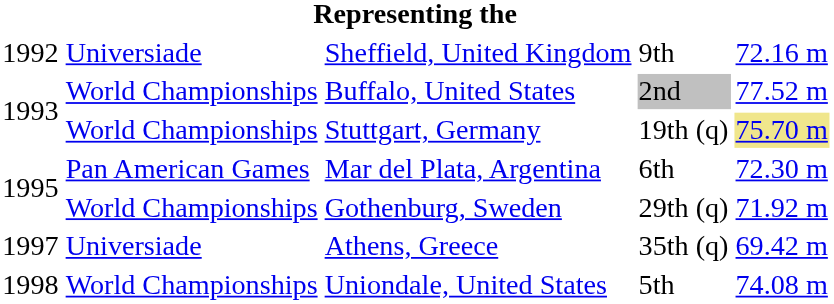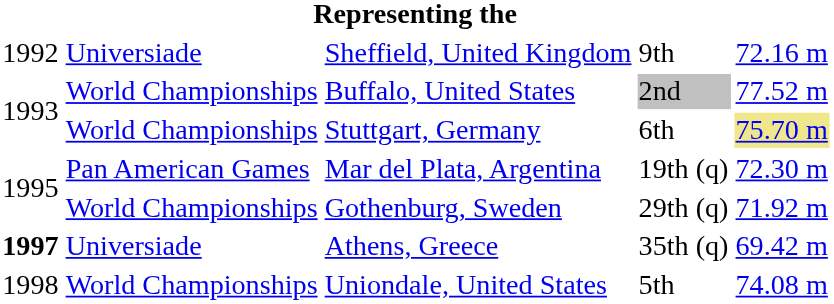(684, 129) 19th (q) -> (657, 129) 6th
(657, 168) 6th -> (684, 168) 19th (q)
(30, 246) normal -> (30, 246) bold
